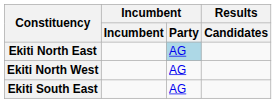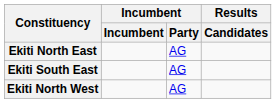(178, 51) lightblue background -> (178, 51) no background
rows swapped: (53, 88) <-> (53, 70)
